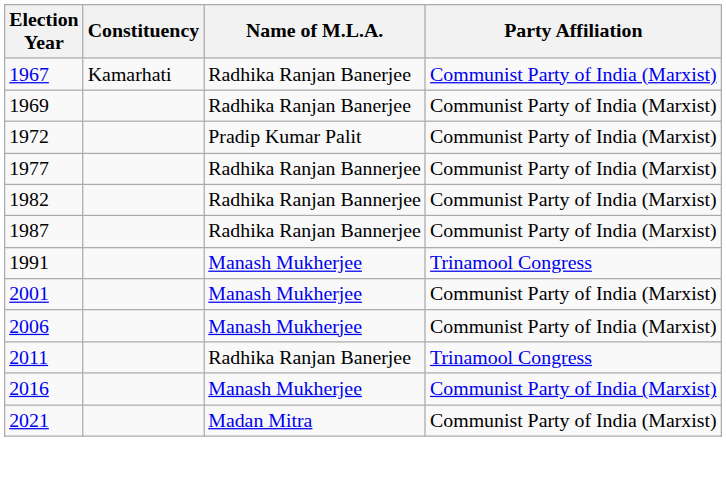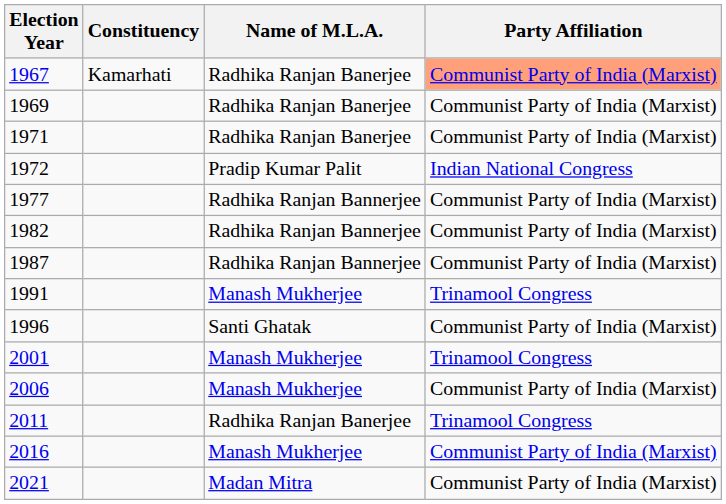(573, 74) no background -> (573, 74) lightsalmon background
+ row: (29, 136)
(573, 136) Communist Party of India (Marxist) -> (531, 168) Indian National Congress
+ row: (29, 325)
(573, 294) Communist Party of India (Marxist) -> (511, 357) Trinamool Congress
